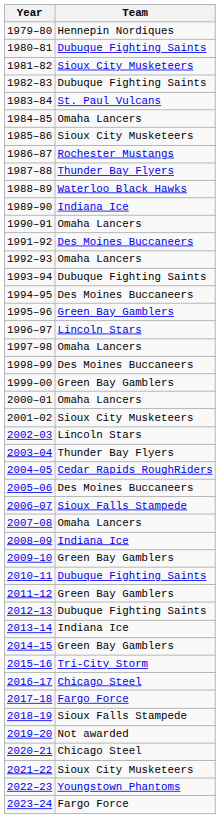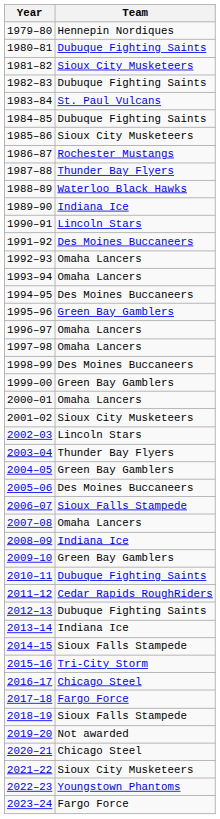(100, 119) Omaha Lancers -> (132, 119) Dubuque Fighting Saints
(100, 224) Omaha Lancers -> (100, 224) Lincoln Stars
(132, 277) Dubuque Fighting Saints -> (100, 277) Omaha Lancers
(100, 330) Lincoln Stars -> (100, 330) Omaha Lancers
(135, 470) Cedar Rapids RoughRiders -> (116, 470) Green Bay Gamblers
(116, 594) Green Bay Gamblers -> (135, 594) Cedar Rapids RoughRiders
(116, 646) Green Bay Gamblers -> (122, 646) Sioux Falls Stampede
